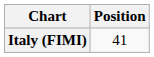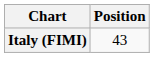(120, 40) 41 -> (120, 40) 43
